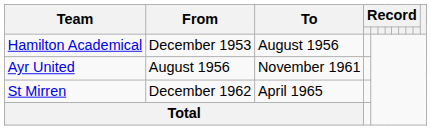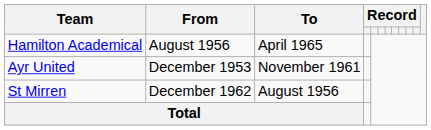(200, 45) December 1953 -> (189, 45) August 1956
(298, 45) August 1956 -> (290, 45) April 1965
(189, 68) August 1956 -> (200, 68) December 1953
(290, 91) April 1965 -> (298, 91) August 1956
